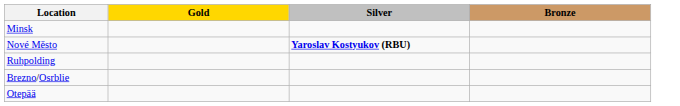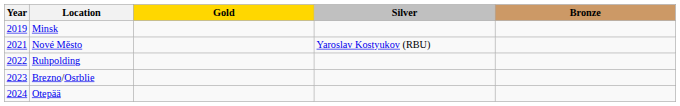+ column: (17, 12)
(351, 45) bold -> (373, 45) normal
